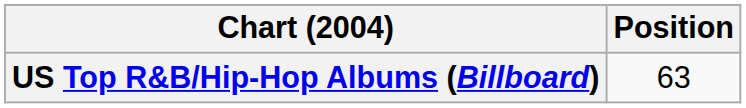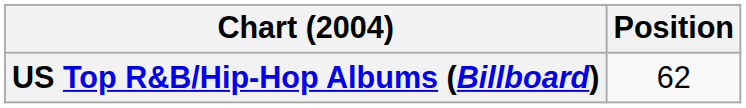(674, 77) 63 -> (674, 77) 62
